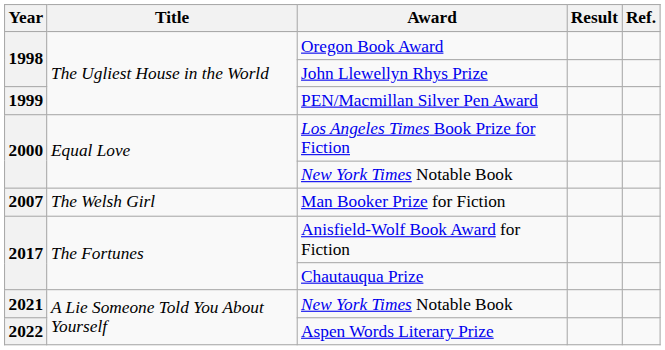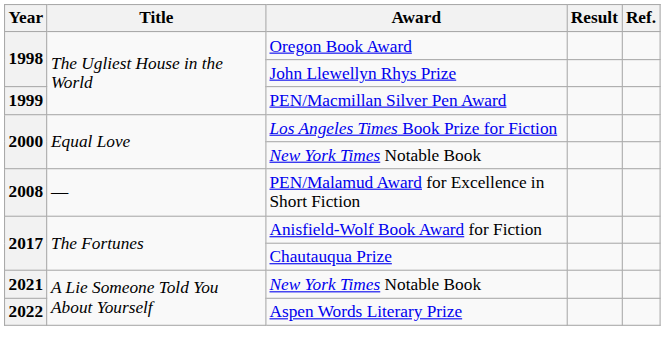- row: (26, 202)
+ row: (26, 192)
